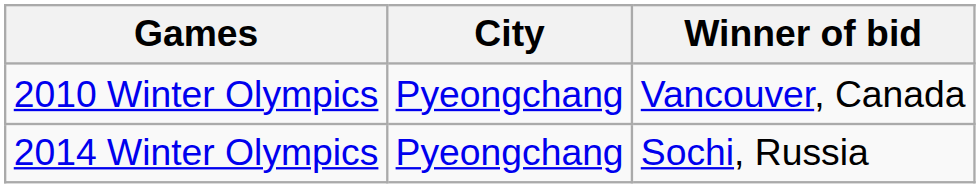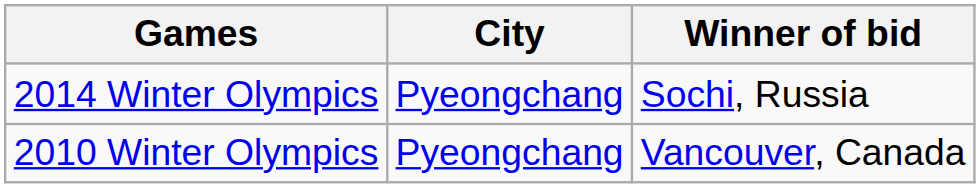rows swapped: (196, 93) <-> (196, 152)
